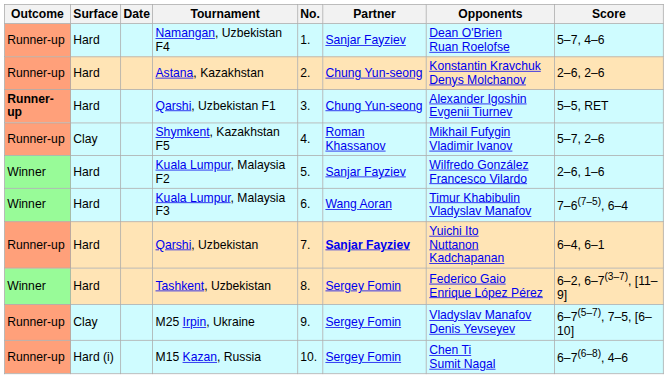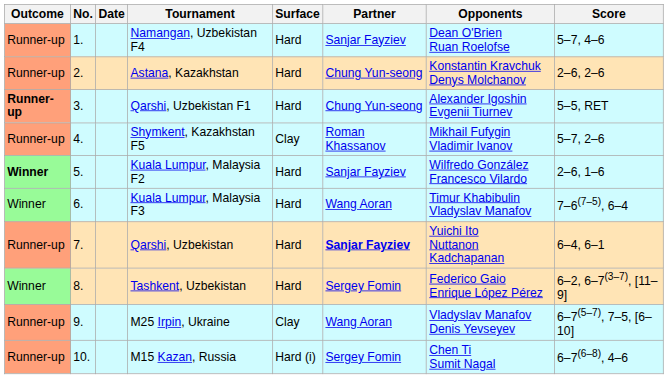columns swapped: (310, 14) <-> (96, 14)
(26, 172) normal -> (28, 172) bold
(363, 322) Sergey Fomin -> (359, 322) Wang Aoran
